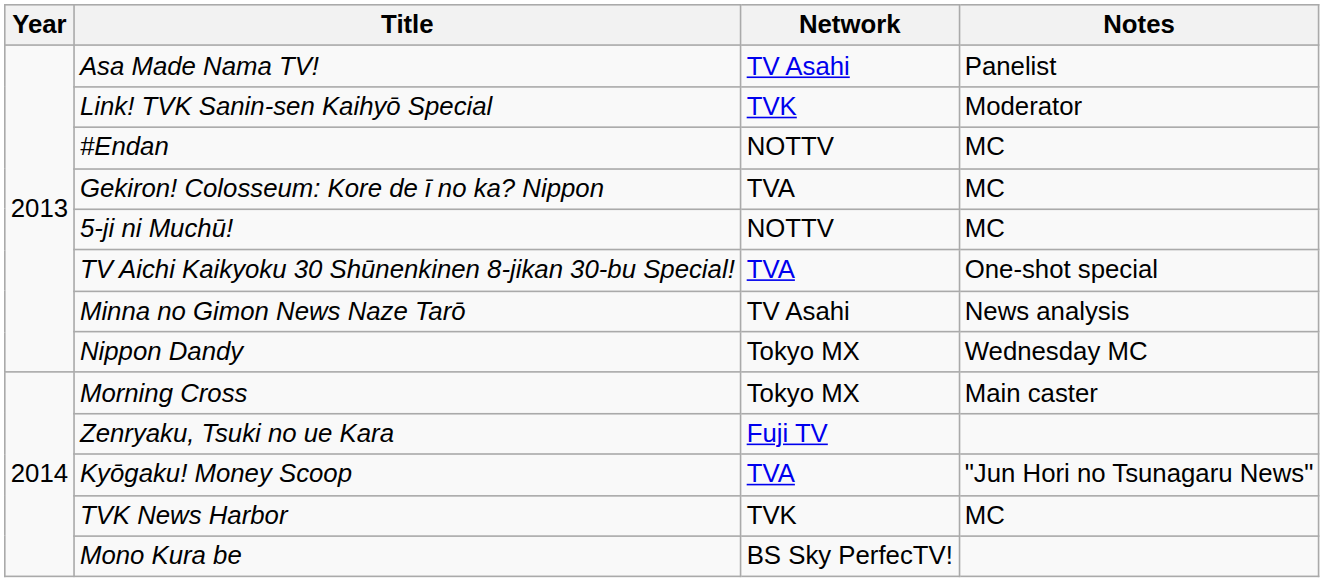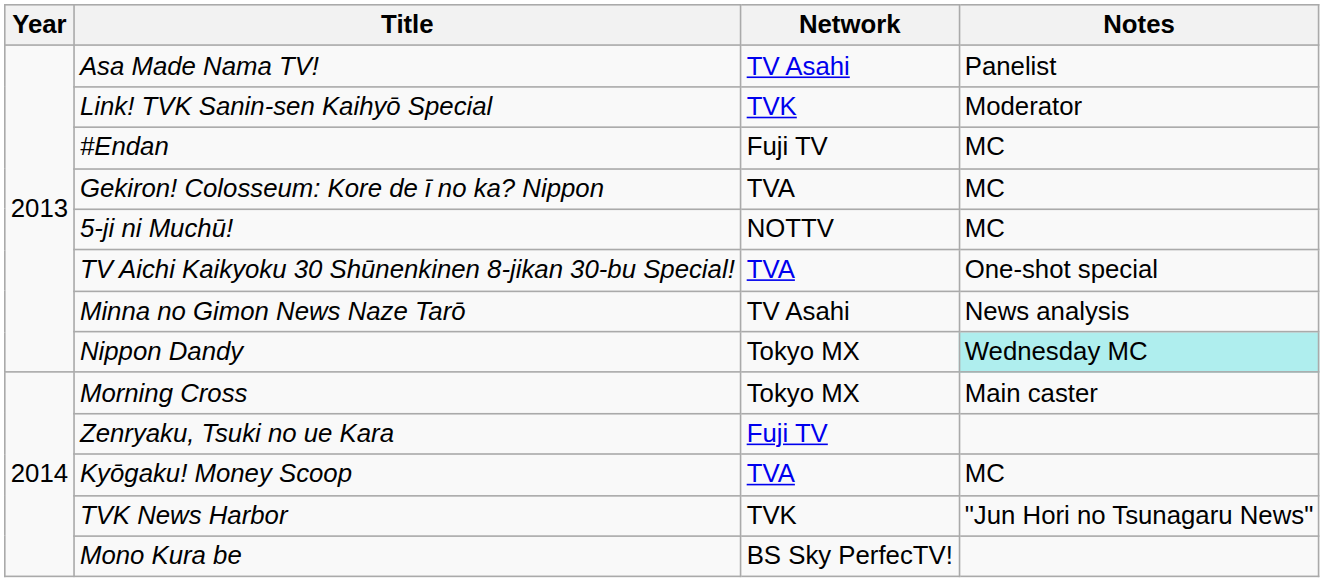(790, 147) NOTTV -> (787, 147) Fuji TV
(1056, 351) no background -> (1056, 351) paleturquoise background
(1139, 474) "Jun Hori no Tsunagaru News" -> (985, 474) MC
(985, 515) MC -> (1139, 515) "Jun Hori no Tsunagaru News"
